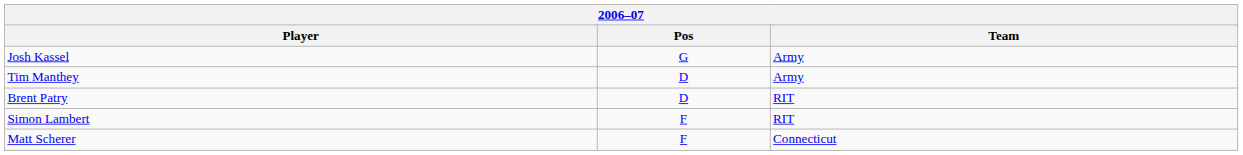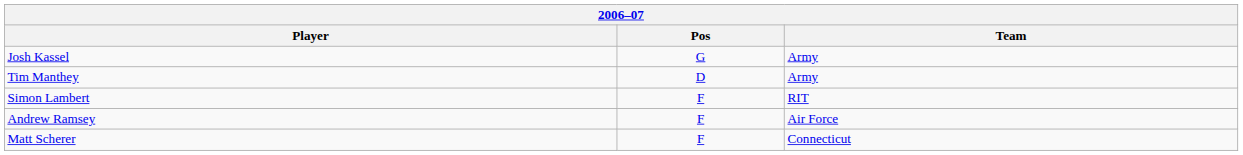- row: (37, 98)
+ row: (51, 118)
